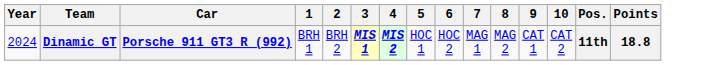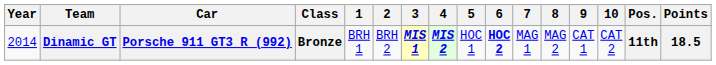+ column: (320, 15)
(22, 43) 2024 -> (22, 43) 2014
(449, 43) normal -> (499, 43) bold
(636, 43) 18.8 -> (686, 43) 18.5
